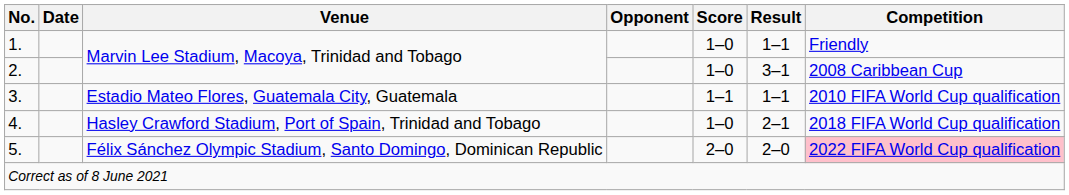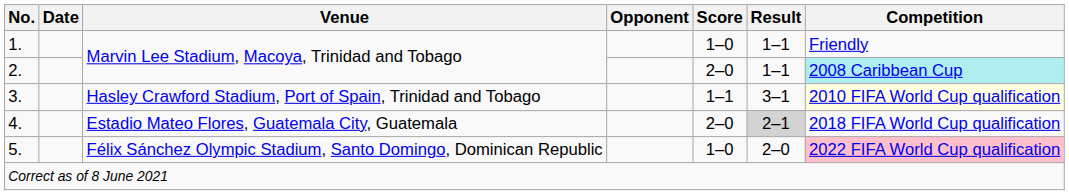(720, 70) 1–0 -> (720, 70) 2–0
(776, 70) 3–1 -> (776, 70) 1–1
(886, 70) no background -> (886, 70) paleturquoise background
(272, 96) Estadio Mateo Flores, Guatemala City, Guatemala -> (314, 96) Hasley Crawford Stadium, Port of Spain, Trinidad and Tobago
(776, 96) 1–1 -> (776, 96) 3–1
(935, 96) no background -> (935, 96) lightyellow background
(314, 123) Hasley Crawford Stadium, Port of Spain, Trinidad and Tobago -> (272, 123) Estadio Mateo Flores, Guatemala City, Guatemala
(720, 123) 1–0 -> (720, 123) 2–0
(776, 123) no background -> (776, 123) lightgrey background
(720, 149) 2–0 -> (720, 149) 1–0
